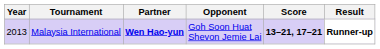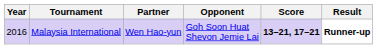(17, 32) 2013 -> (17, 32) 2016
(155, 32) bold -> (153, 32) normal
